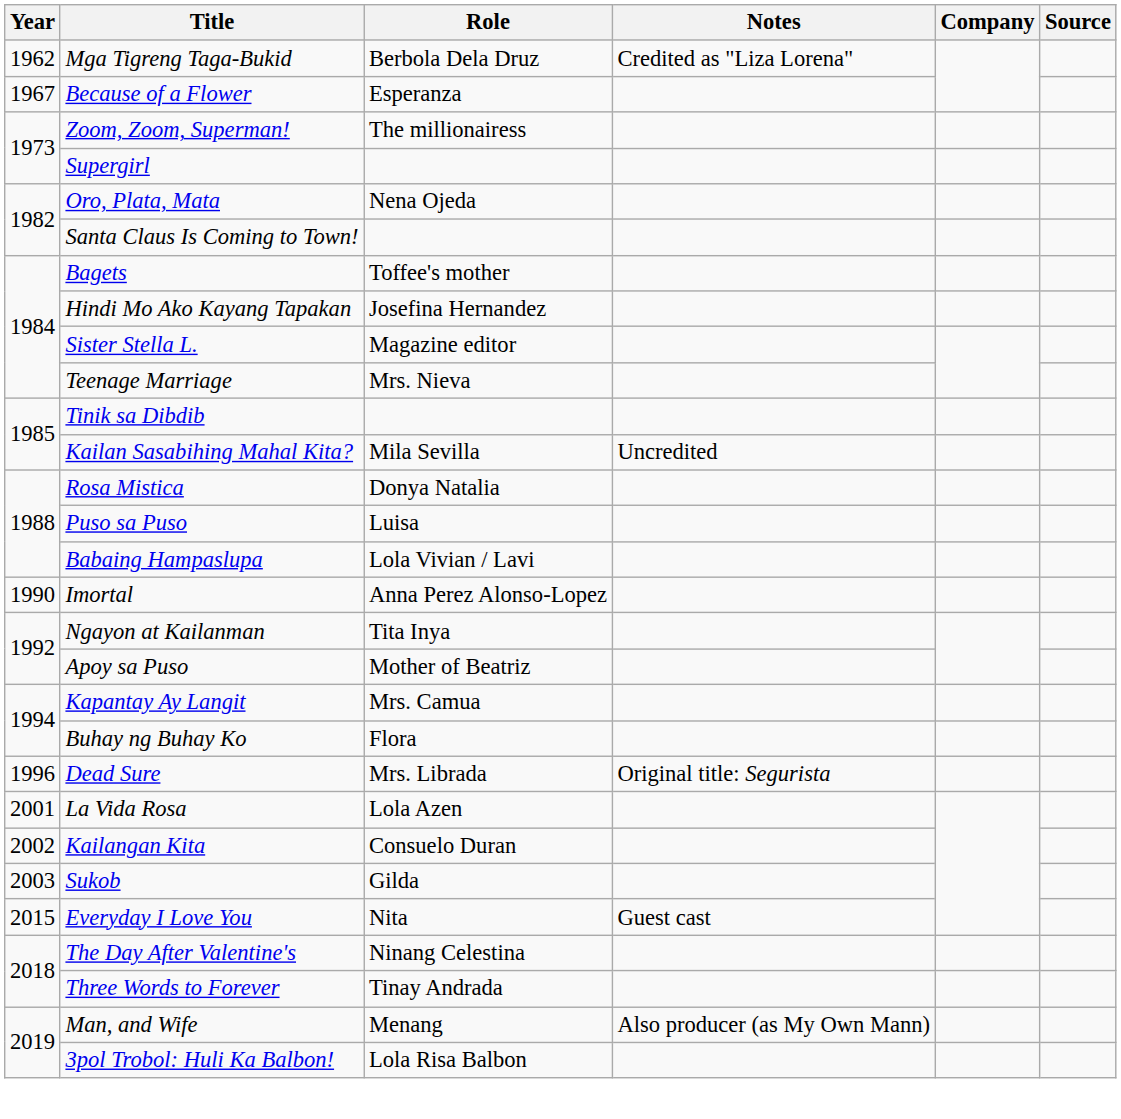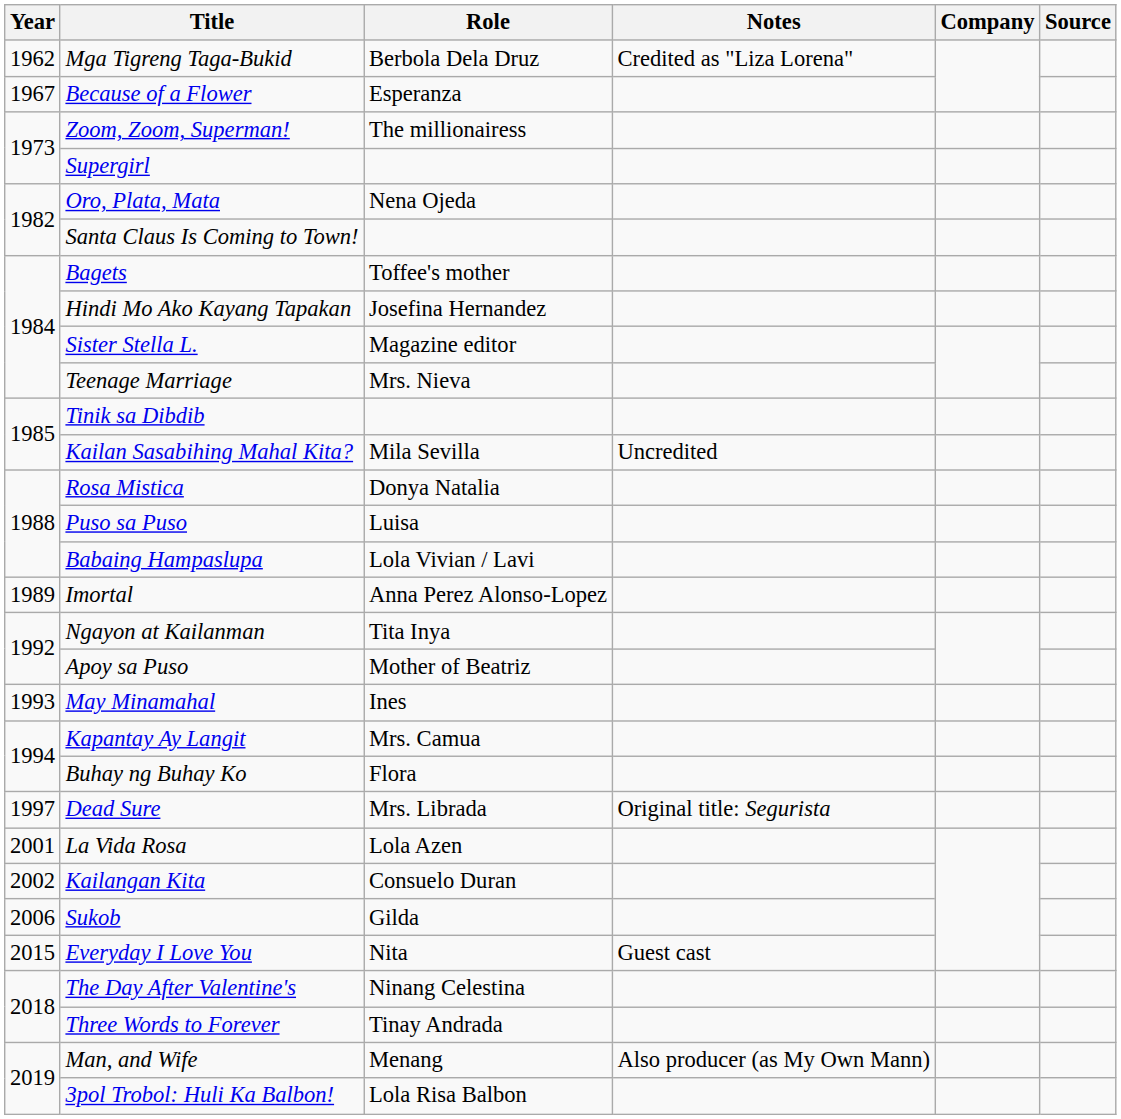(32, 594) 1990 -> (32, 594) 1989
+ row: (140, 702)
(32, 773) 1996 -> (32, 809) 1997
(32, 881) 2003 -> (32, 916) 2006
